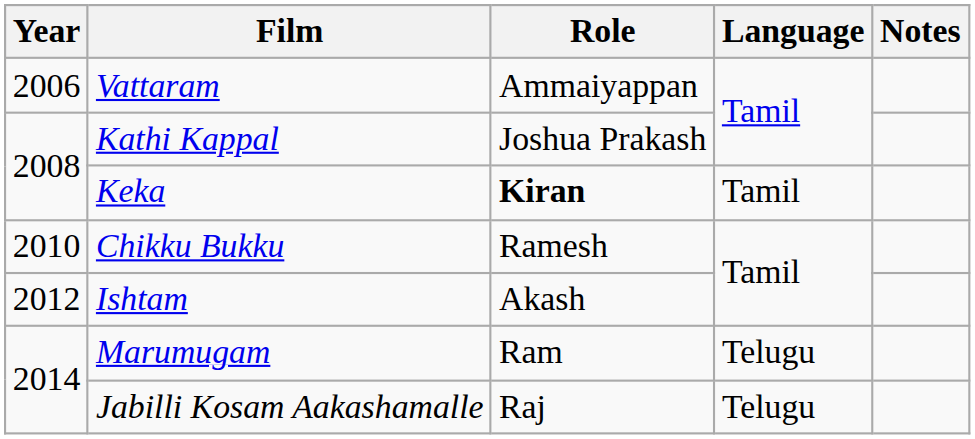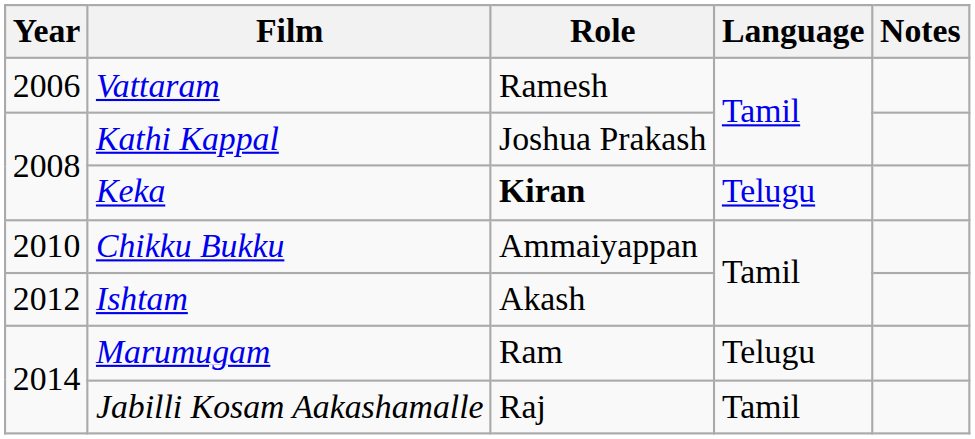(598, 84) Ammaiyappan -> (553, 84) Ramesh
(761, 191) Tamil -> (769, 191) Telugu
(553, 245) Ramesh -> (598, 245) Ammaiyappan
(769, 406) Telugu -> (761, 406) Tamil
